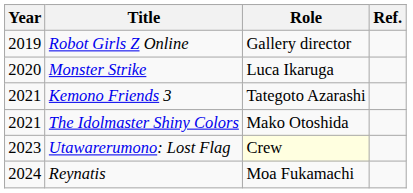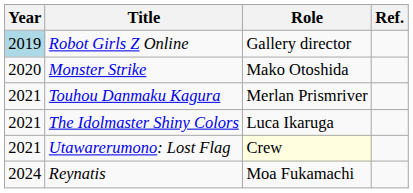(25, 43) no background -> (25, 43) lightblue background
(290, 69) Luca Ikaruga -> (297, 69) Mako Otoshida
- row: (110, 95)
+ row: (135, 95)
(297, 122) Mako Otoshida -> (290, 122) Luca Ikaruga
(25, 148) 2023 -> (25, 148) 2021
